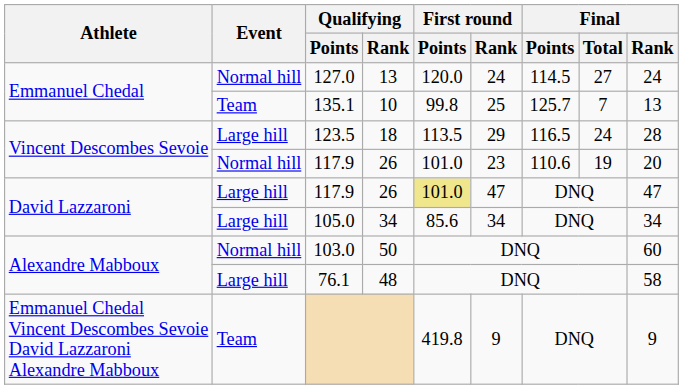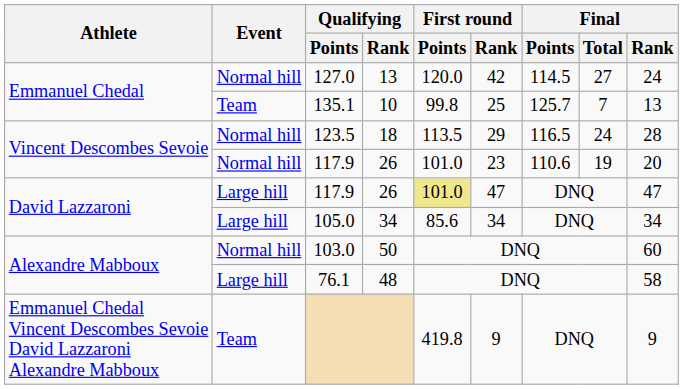(496, 76) 24 -> (496, 76) 42
(252, 134) Large hill -> (259, 134) Normal hill
